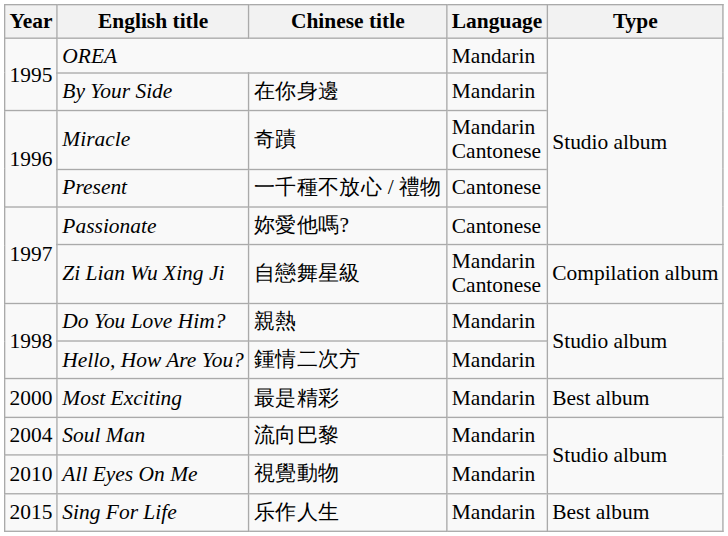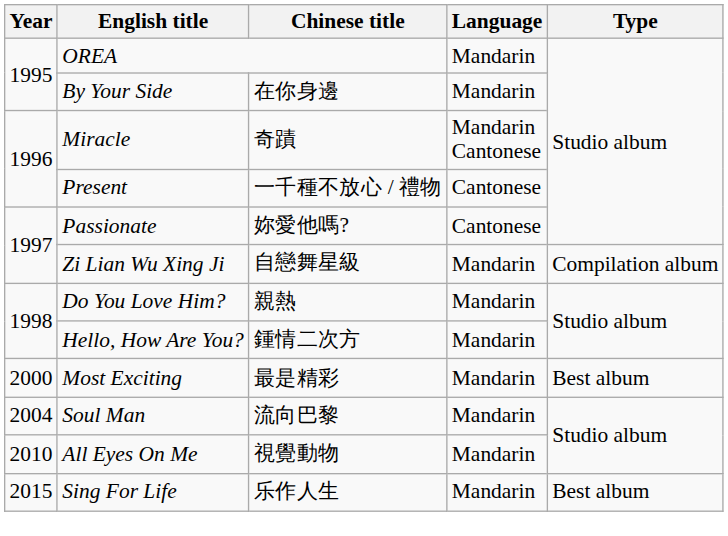(496, 273) Mandarin Cantonese -> (493, 263) Mandarin
